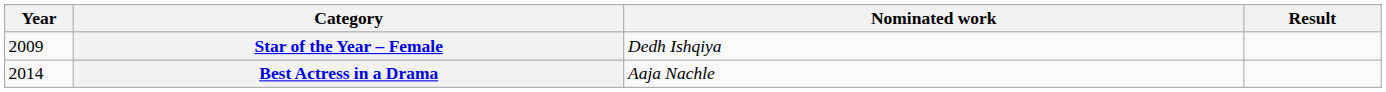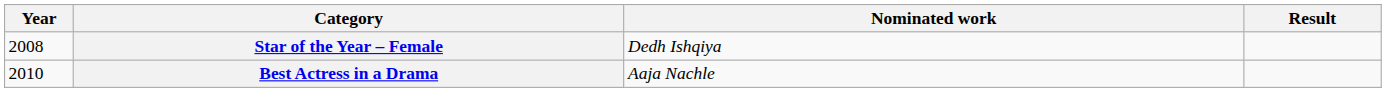(26, 45) 2009 -> (26, 45) 2008
(26, 73) 2014 -> (26, 73) 2010
